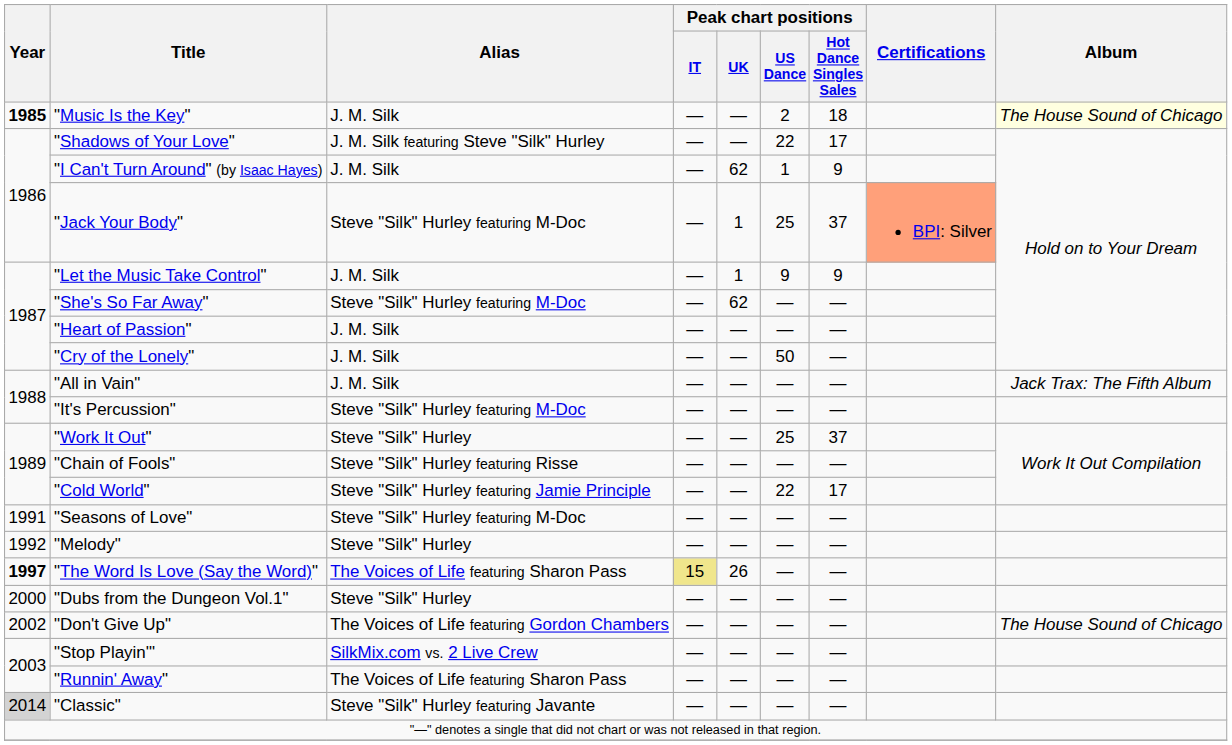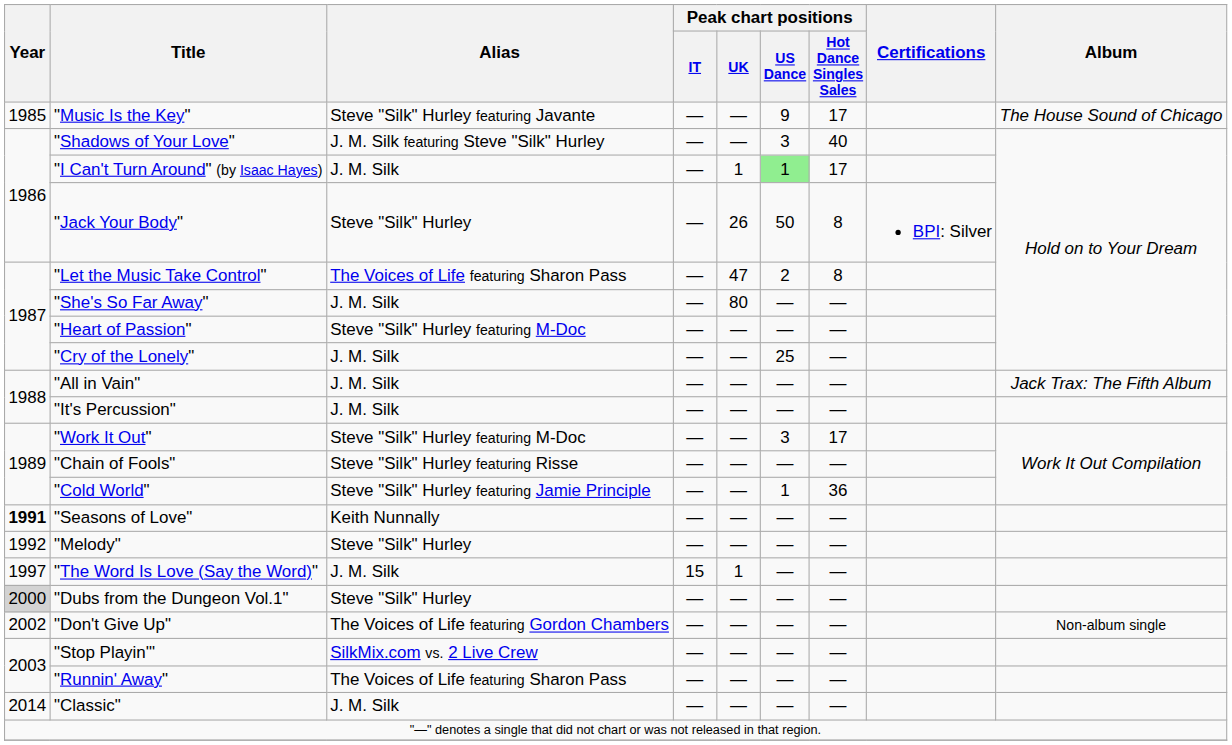(27, 115) bold -> (27, 115) normal
(365, 115) J. M. Silk -> (463, 115) Steve "Silk" Hurley featuring Javante
(785, 115) 2 -> (785, 115) 9
(838, 115) 18 -> (838, 115) 17
(1111, 115) lightyellow background -> (1111, 115) no background
(785, 142) 22 -> (785, 142) 3
(838, 142) 17 -> (838, 142) 40
(739, 168) 62 -> (739, 168) 1
(785, 168) no background -> (785, 168) lightgreen background
(838, 168) 9 -> (838, 168) 17
(458, 222) Steve "Silk" Hurley featuring M-Doc -> (401, 222) Steve "Silk" Hurley
(739, 222) 1 -> (739, 222) 26
(785, 222) 25 -> (785, 222) 50
(838, 222) 37 -> (838, 222) 8
(931, 232) lightsalmon background -> (931, 232) no background
(365, 275) J. M. Silk -> (478, 275) The Voices of Life featuring Sharon Pass
(739, 275) 1 -> (739, 275) 47
(785, 275) 9 -> (785, 275) 2
(838, 275) 9 -> (838, 275) 8
(458, 302) Steve "Silk" Hurley featuring M-Doc -> (365, 302) J. M. Silk
(739, 302) 62 -> (739, 302) 80
(365, 329) J. M. Silk -> (458, 329) Steve "Silk" Hurley featuring M-Doc
(785, 356) 50 -> (785, 356) 25
(458, 410) Steve "Silk" Hurley featuring M-Doc -> (365, 410) J. M. Silk
(401, 437) Steve "Silk" Hurley -> (458, 437) Steve "Silk" Hurley featuring M-Doc
(785, 437) 25 -> (785, 437) 3
(838, 437) 37 -> (838, 437) 17
(785, 490) 22 -> (785, 490) 1
(838, 490) 17 -> (838, 490) 36
(27, 517) normal -> (27, 517) bold
(458, 517) Steve "Silk" Hurley featuring M-Doc -> (385, 517) Keith Nunnally
(27, 571) bold -> (27, 571) normal
(478, 571) The Voices of Life featuring Sharon Pass -> (365, 571) J. M. Silk
(695, 571) khaki background -> (695, 571) no background
(739, 571) 26 -> (739, 571) 1
(27, 598) no background -> (27, 598) lightgrey background
(1111, 625) The House Sound of Chicago -> (1111, 626) Non-album single
(27, 706) lightgrey background -> (27, 706) no background
(463, 706) Steve "Silk" Hurley featuring Javante -> (365, 706) J. M. Silk
